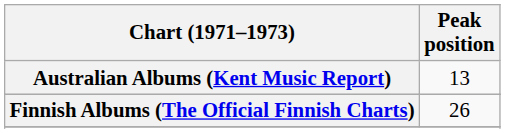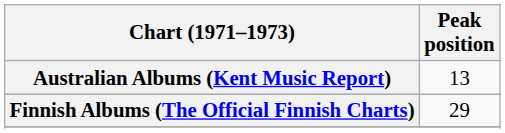(459, 110) 26 -> (459, 110) 29
